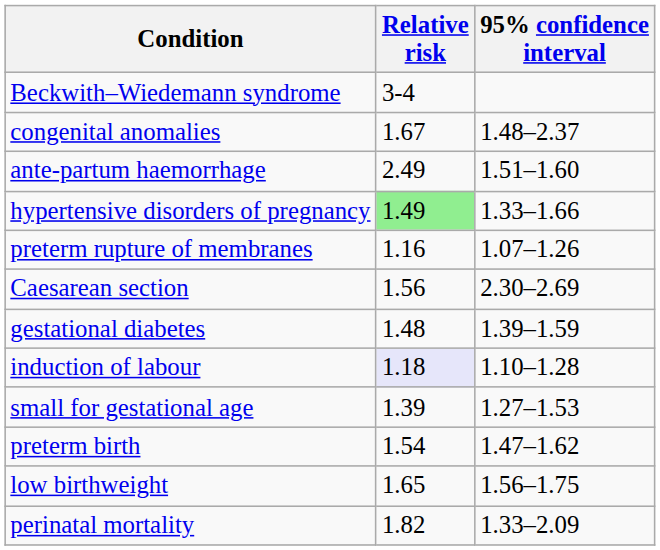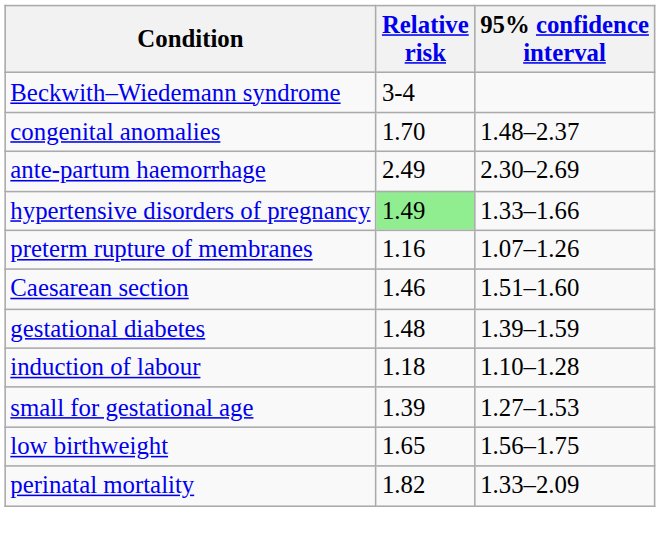(404, 131) 1.67 -> (404, 131) 1.70
(530, 170) 1.51–1.60 -> (530, 170) 2.30–2.69
(404, 288) 1.56 -> (404, 288) 1.46
(530, 288) 2.30–2.69 -> (530, 288) 1.51–1.60
(404, 367) lavender background -> (404, 367) no background
- row: (75, 446)
